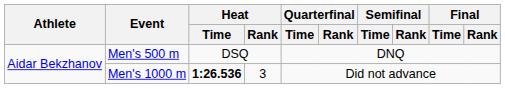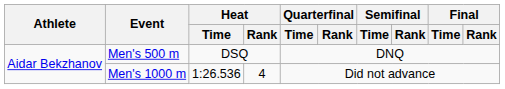(217, 74) bold -> (216, 74) normal
(263, 74) 3 -> (262, 74) 4
